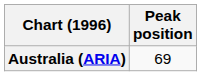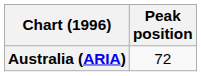(163, 58) 69 -> (163, 58) 72
